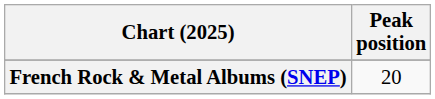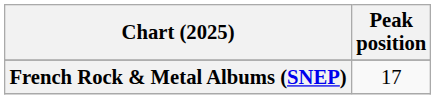(391, 76) 20 -> (391, 76) 17
